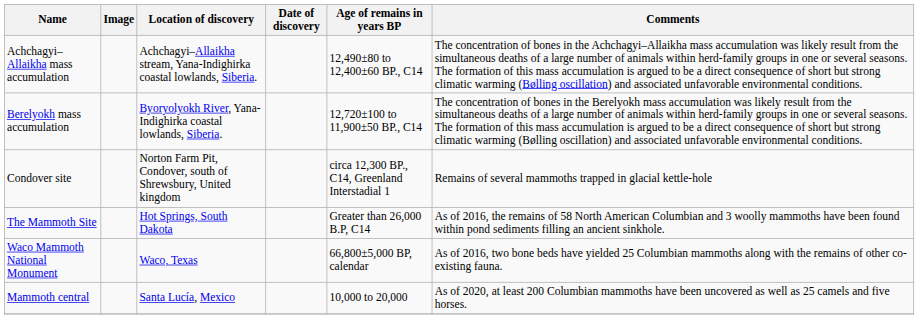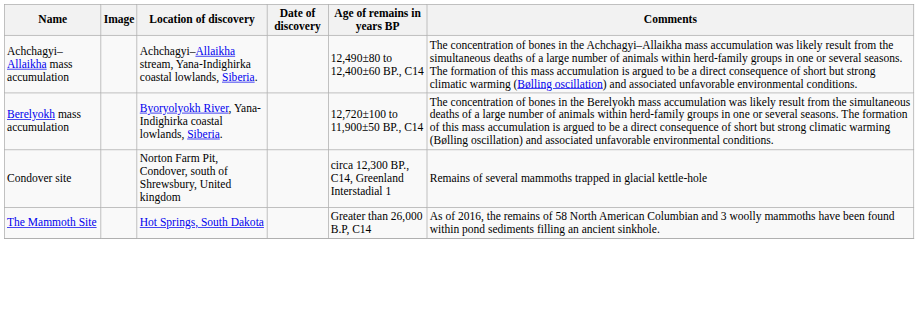- row: (45, 260)
- row: (48, 298)
